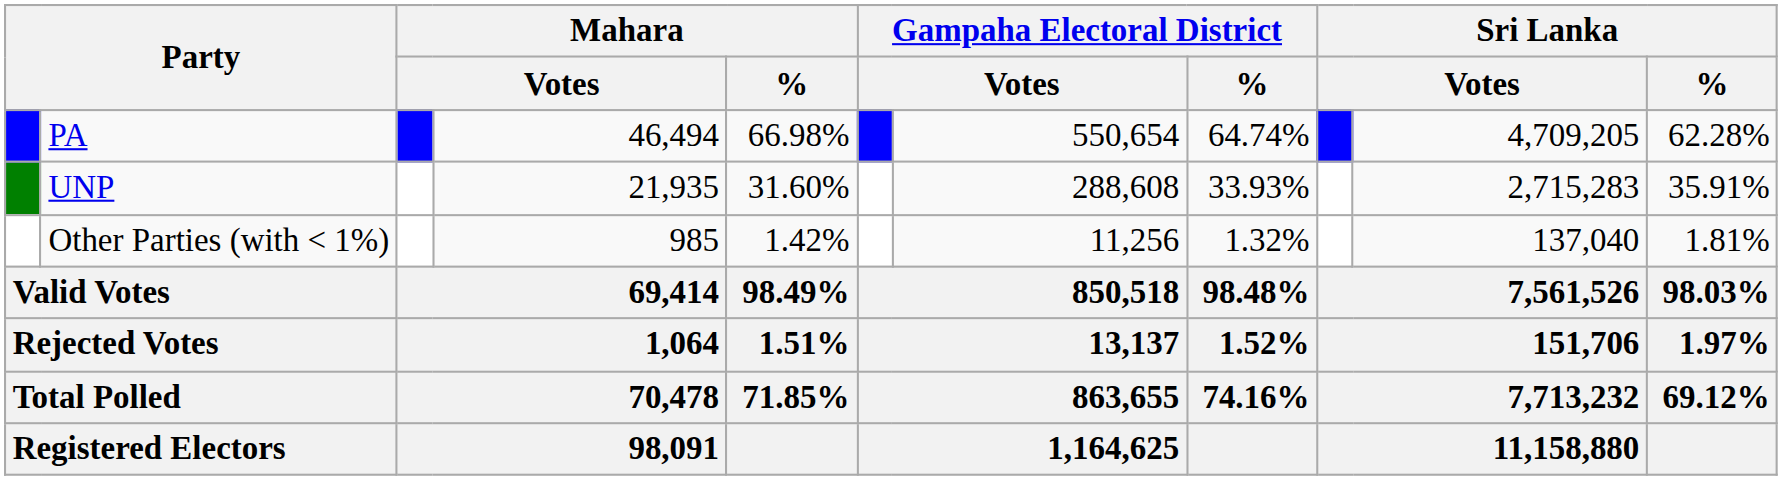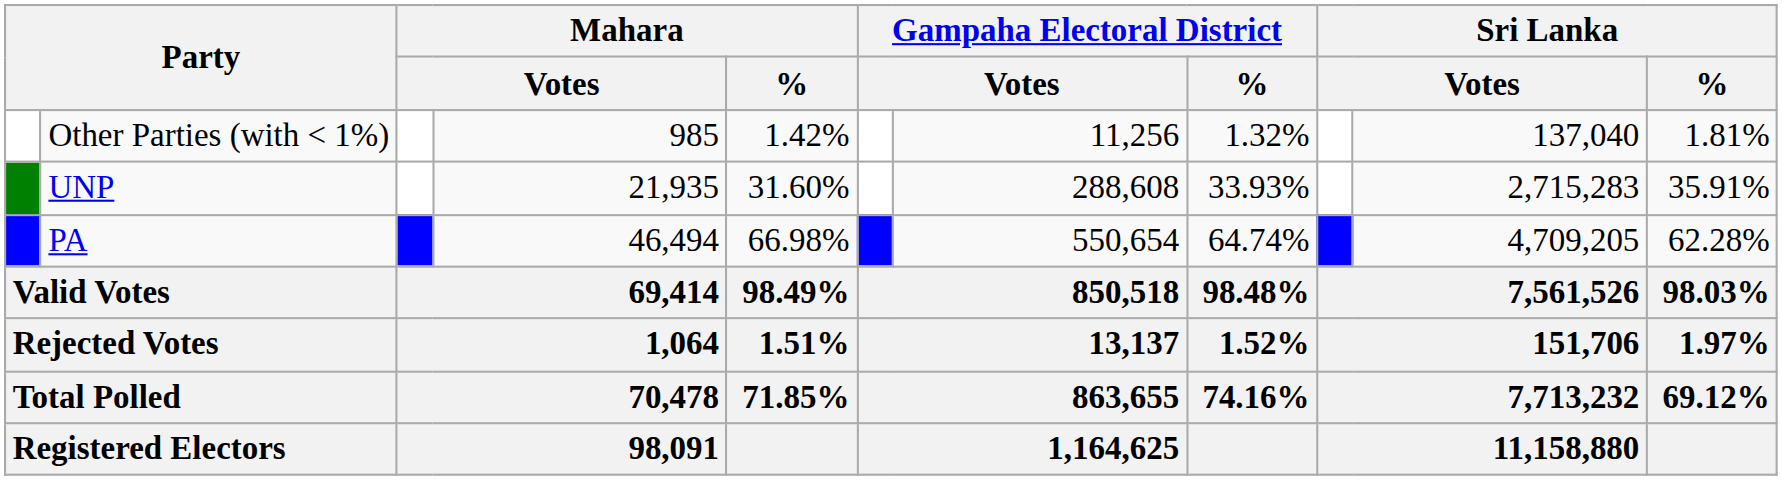rows swapped: (68, 135) <-> (219, 239)
